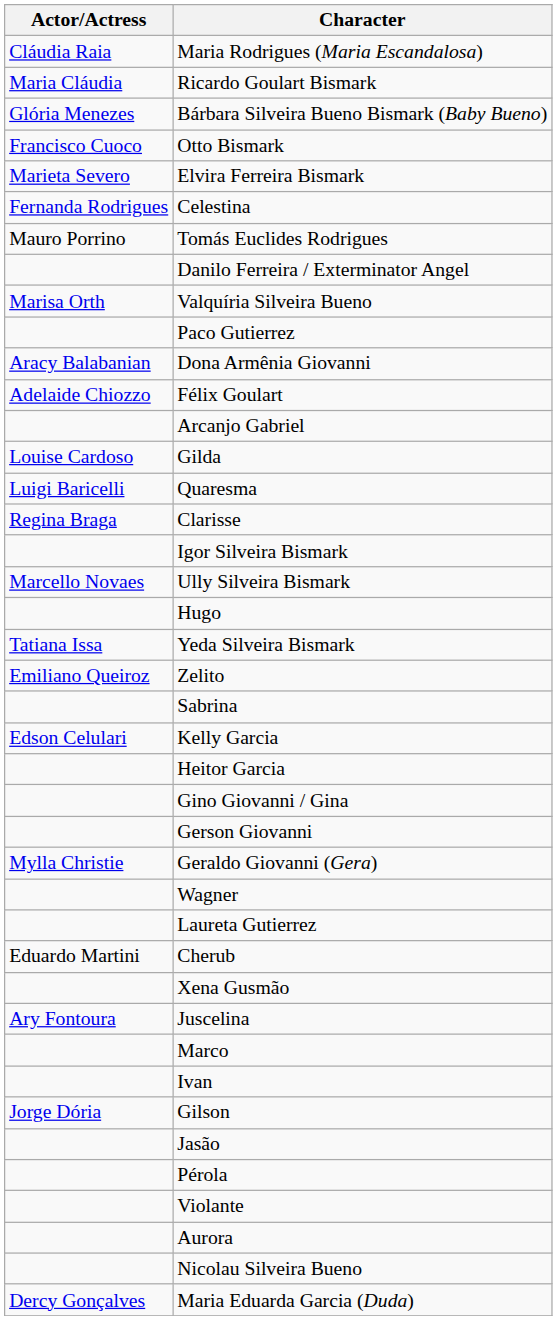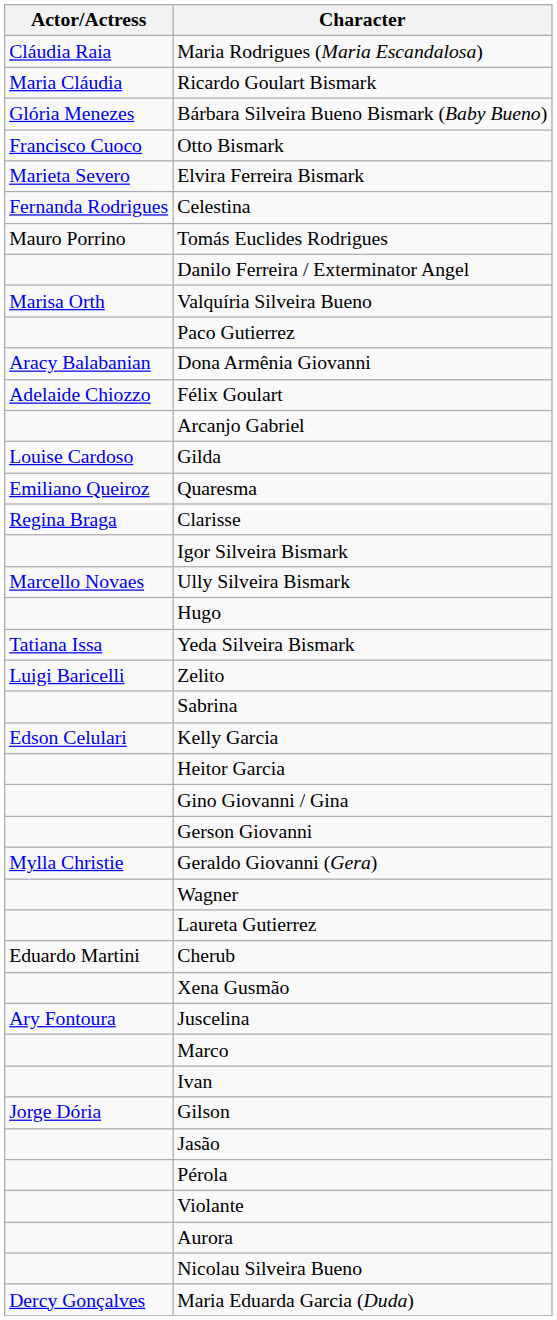(67, 488) Luigi Baricelli -> (79, 488) Emiliano Queiroz
(79, 675) Emiliano Queiroz -> (67, 675) Luigi Baricelli
